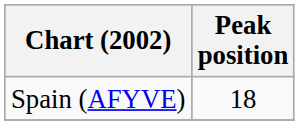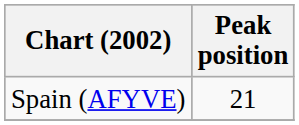(243, 98) 18 -> (243, 98) 21
